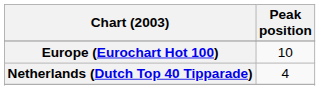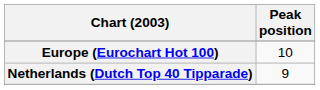(285, 73) 4 -> (285, 73) 9
